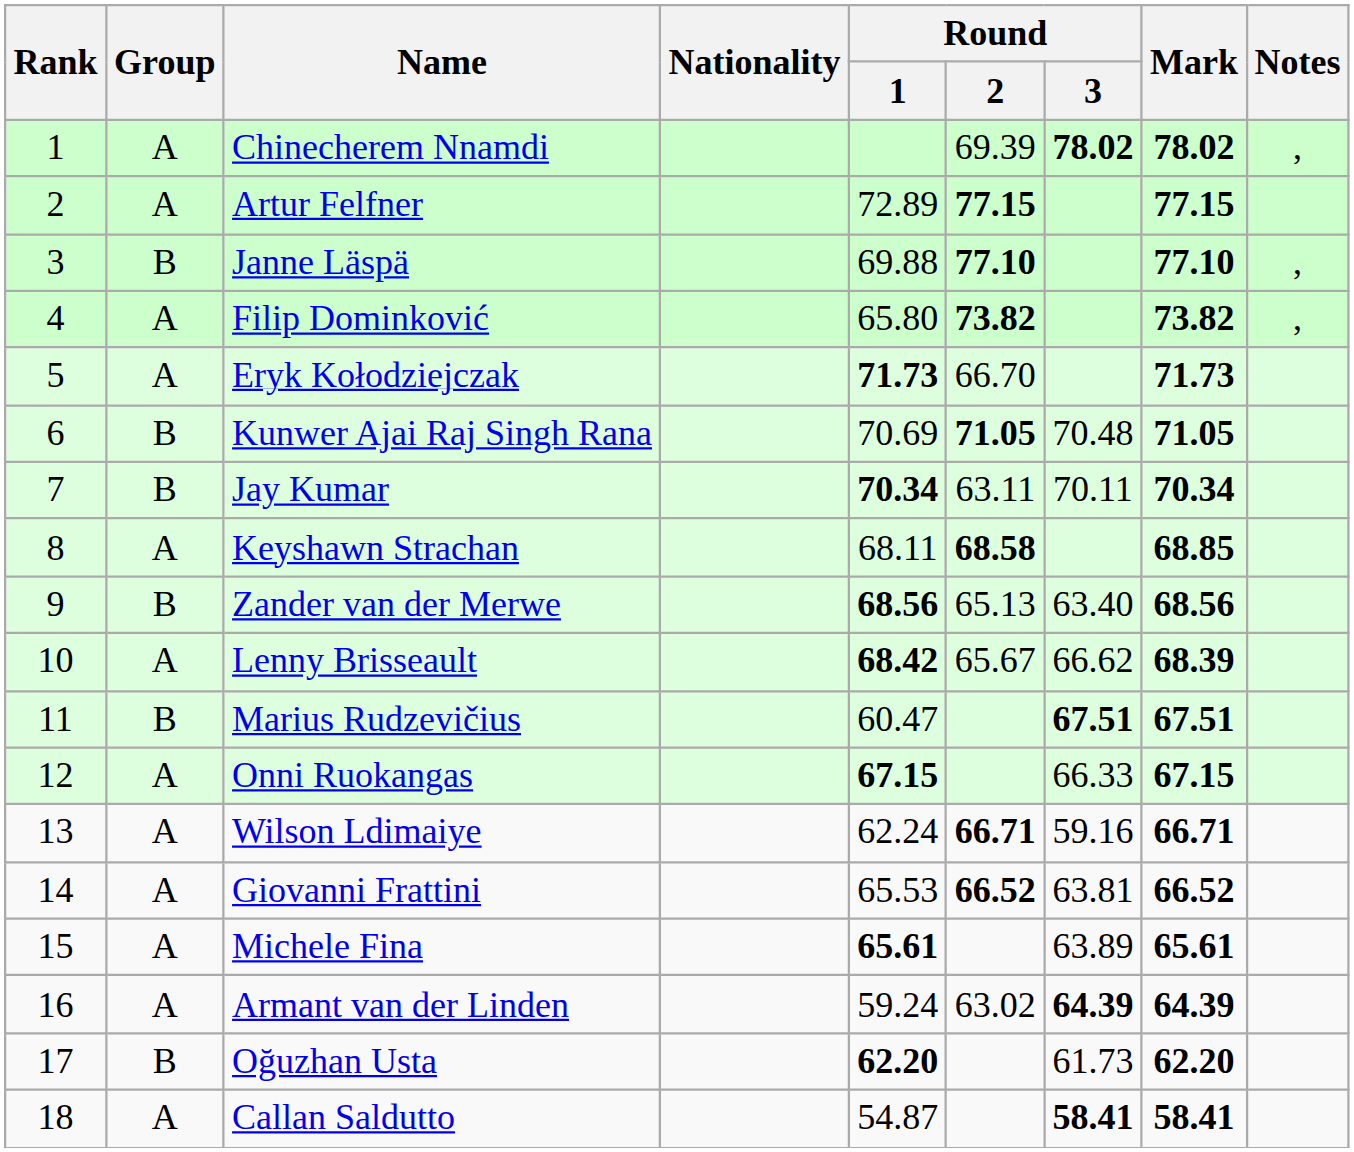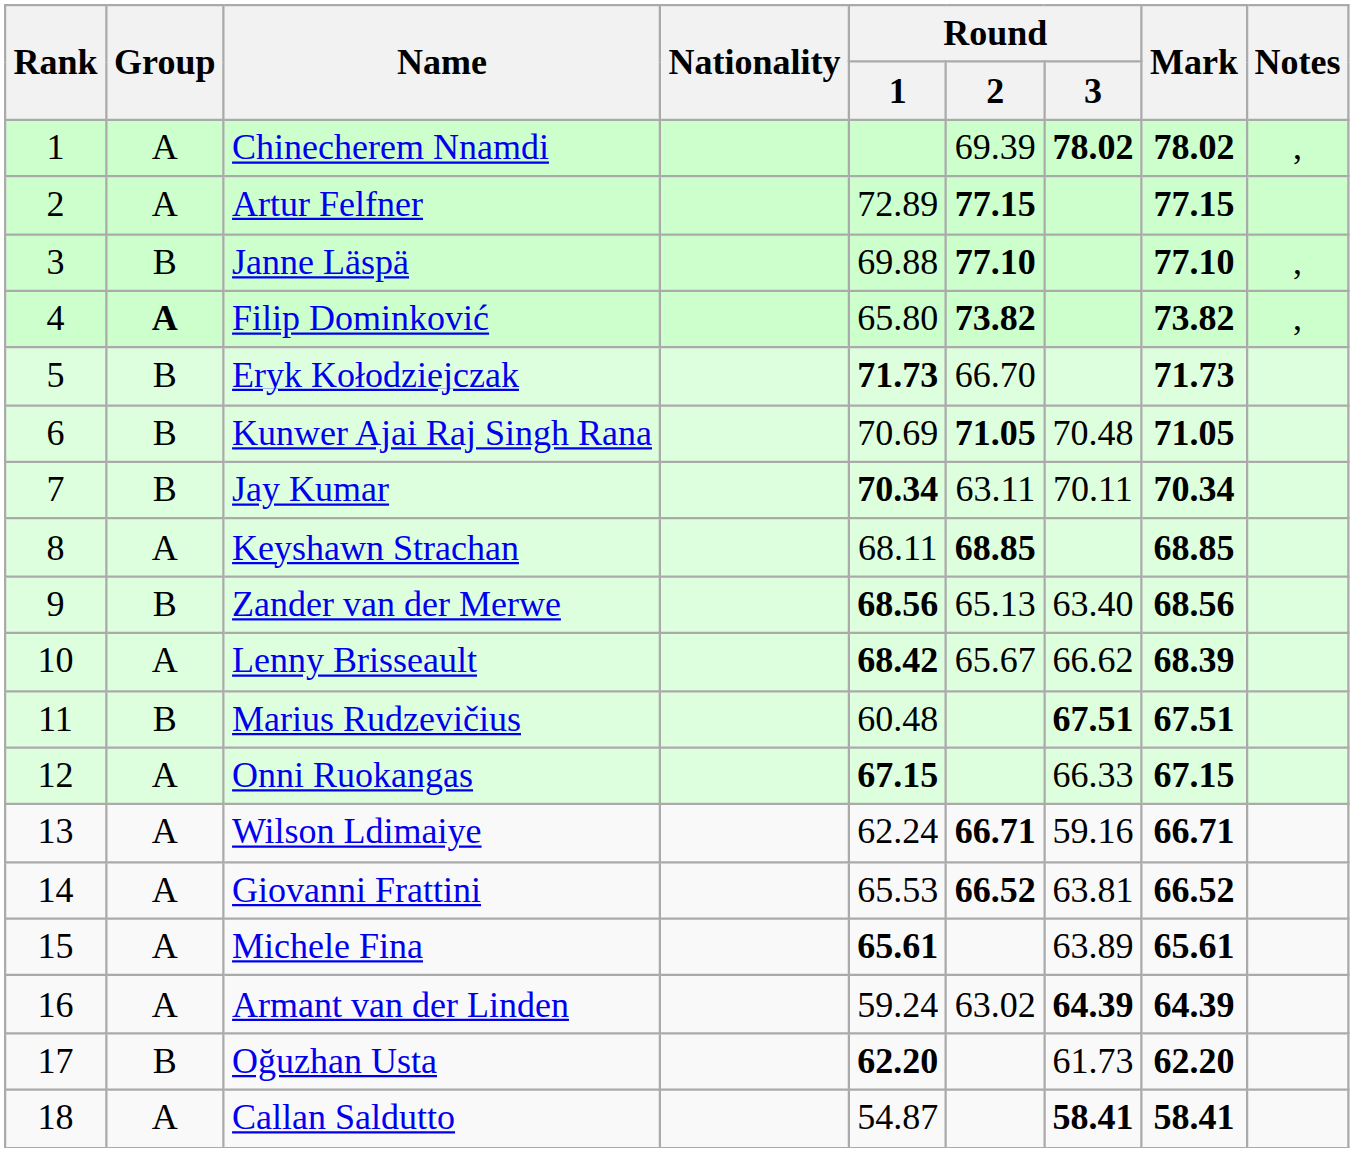(165, 318) normal -> (165, 318) bold
(165, 375) A -> (165, 375) B
(995, 546) 68.58 -> (995, 546) 68.85
(898, 718) 60.47 -> (898, 718) 60.48
